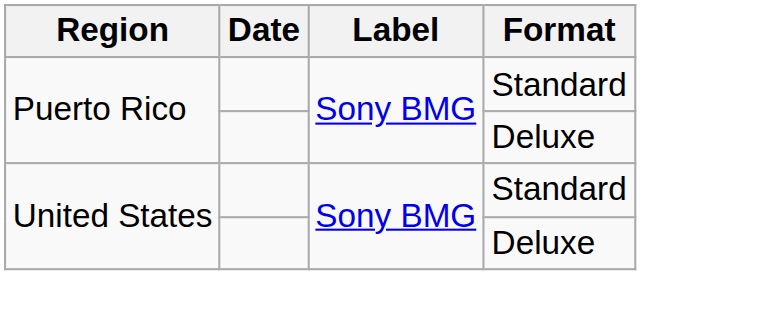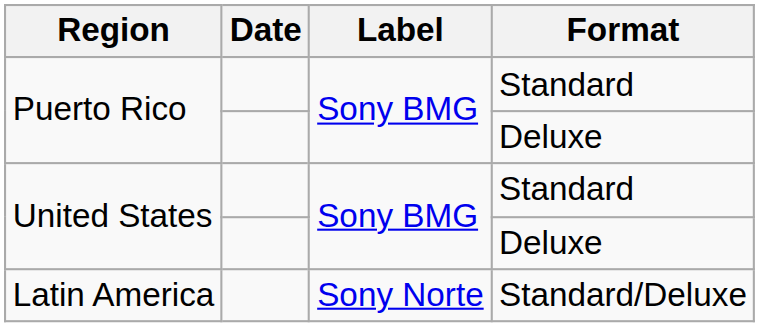+ row: (114, 294)
